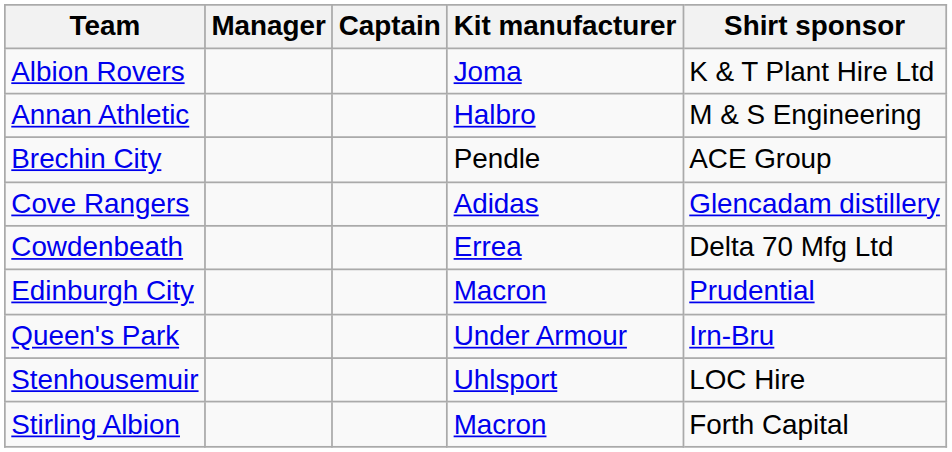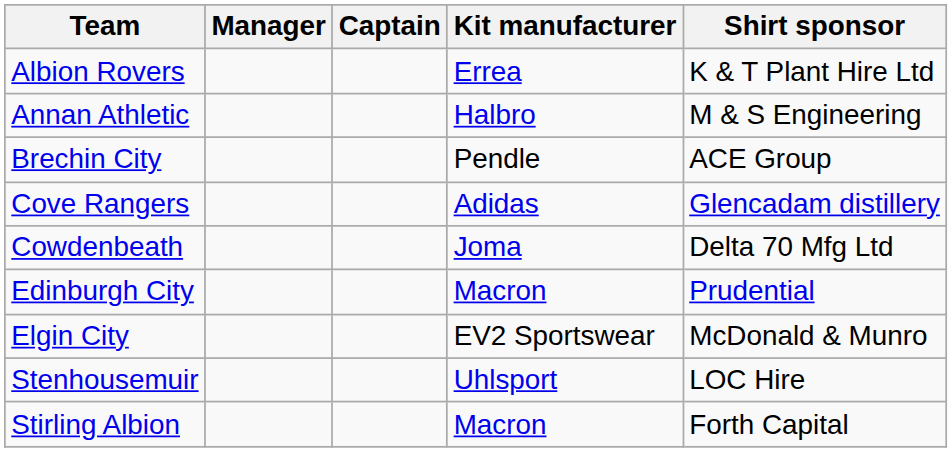(488, 70) Joma -> (488, 70) Errea
(488, 247) Errea -> (488, 247) Joma
+ row: (70, 335)
- row: (95, 335)
